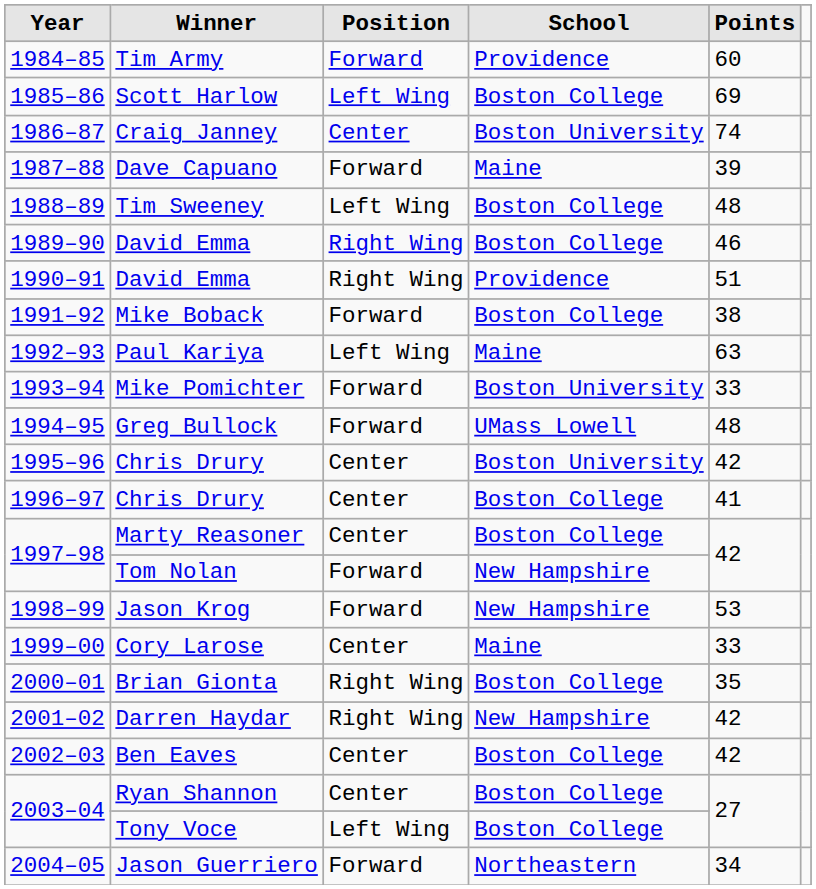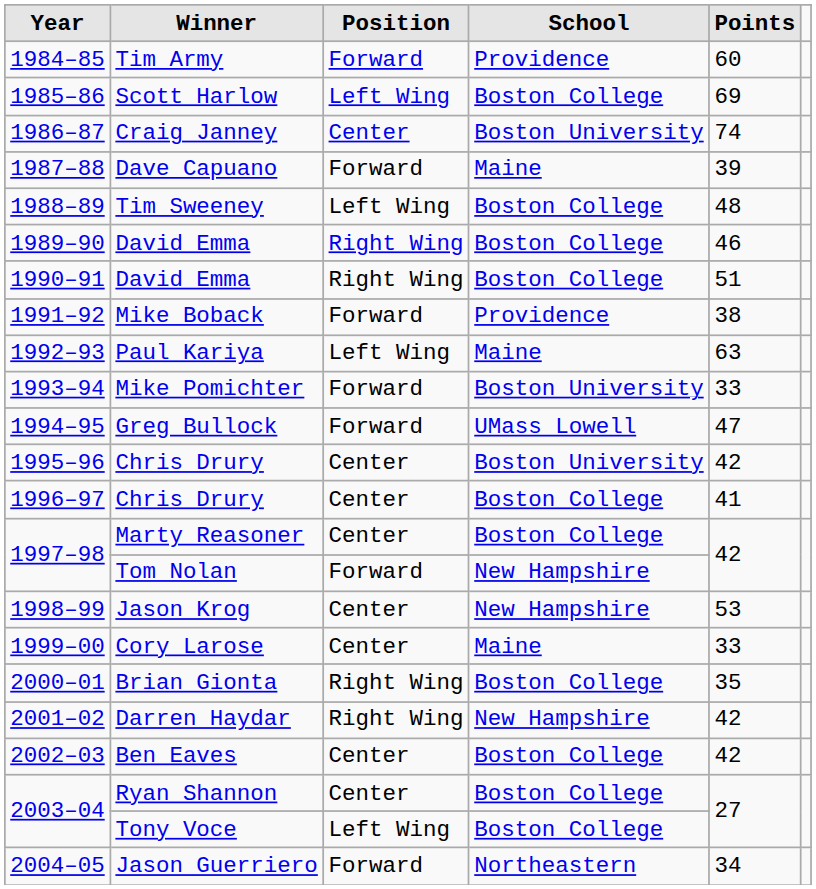(542, 280) Providence -> (569, 280) Boston College
(569, 316) Boston College -> (542, 316) Providence
(728, 426) 48 -> (728, 426) 47
(376, 610) Forward -> (369, 610) Center
